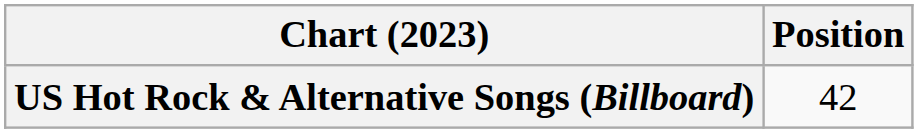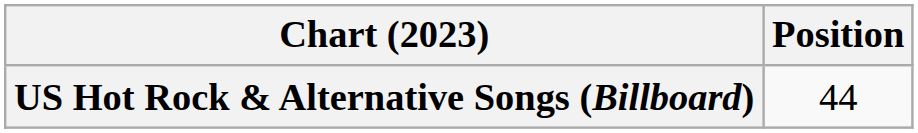(838, 95) 42 -> (838, 95) 44
